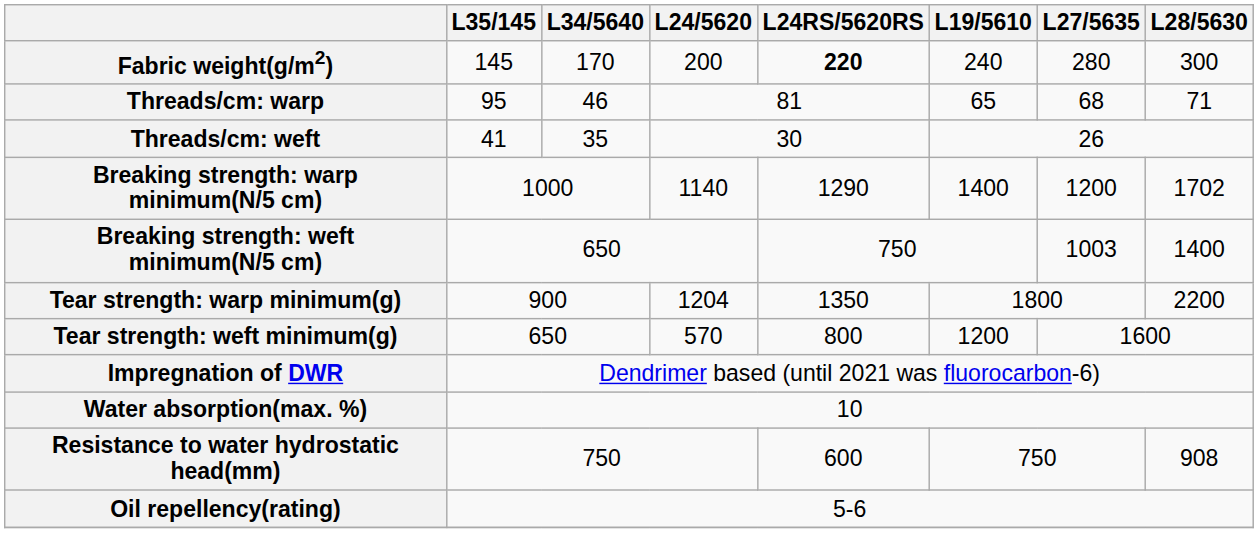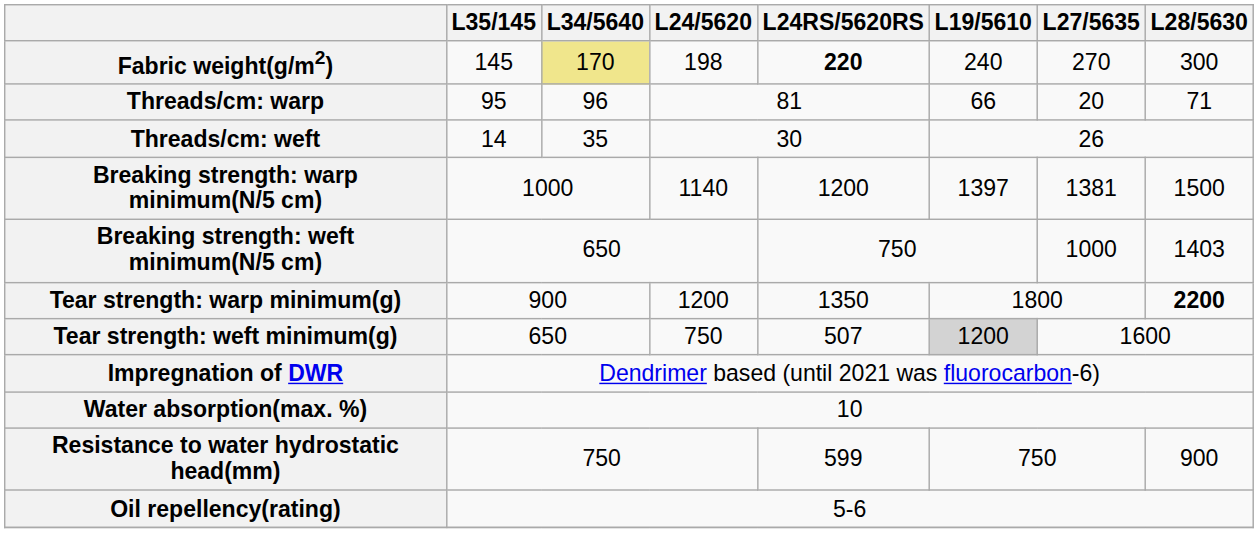(595, 62) no background -> (595, 62) khaki background
(703, 62) 200 -> (703, 62) 198
(1091, 62) 280 -> (1091, 62) 270
(595, 102) 46 -> (595, 102) 96
(983, 102) 65 -> (983, 102) 66
(1091, 102) 68 -> (1091, 102) 20
(494, 138) 41 -> (494, 138) 14
(843, 188) 1290 -> (843, 188) 1200
(983, 188) 1400 -> (983, 188) 1397
(1091, 188) 1200 -> (1091, 188) 1381
(1199, 188) 1702 -> (1199, 188) 1500
(1091, 250) 1003 -> (1091, 250) 1000
(1199, 250) 1400 -> (1199, 250) 1403
(703, 300) 1204 -> (703, 300) 1200
(1199, 300) normal -> (1199, 300) bold
(703, 336) 570 -> (703, 336) 750
(843, 336) 800 -> (843, 336) 507
(983, 336) no background -> (983, 336) lightgrey background
(843, 459) 600 -> (843, 459) 599
(1199, 459) 908 -> (1199, 459) 900
